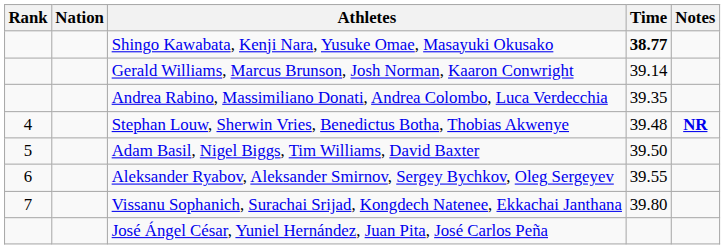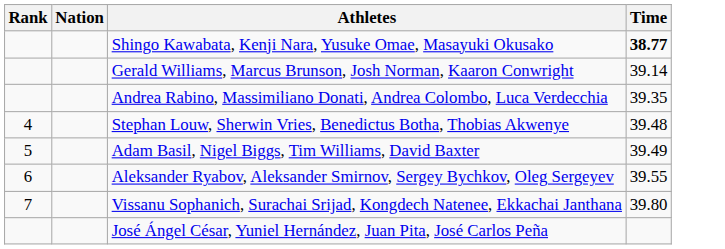- column: (695, 17)
(649, 151) 39.50 -> (649, 151) 39.49
